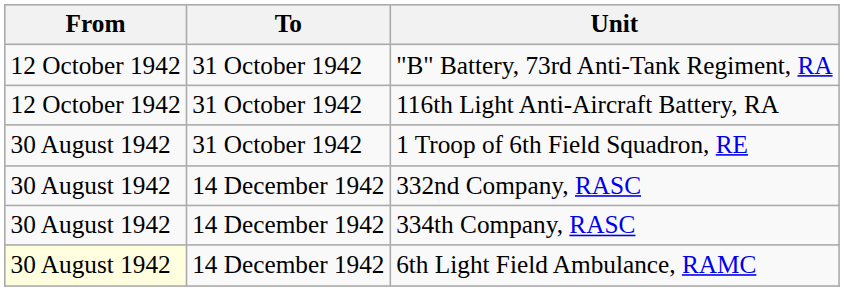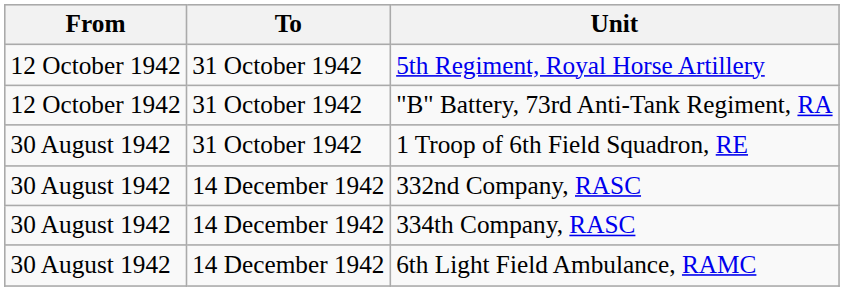+ row: (580, 64)
- row: (588, 104)
(91, 265) lightyellow background -> (91, 265) no background
